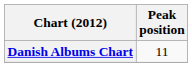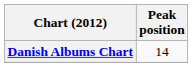(162, 51) 11 -> (162, 51) 14
